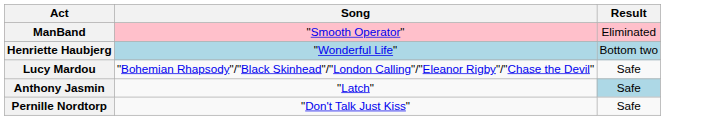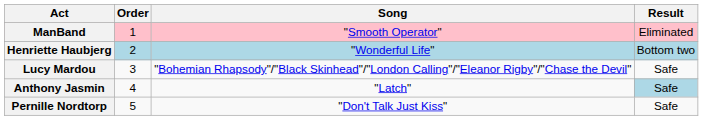+ column: (133, 13)
